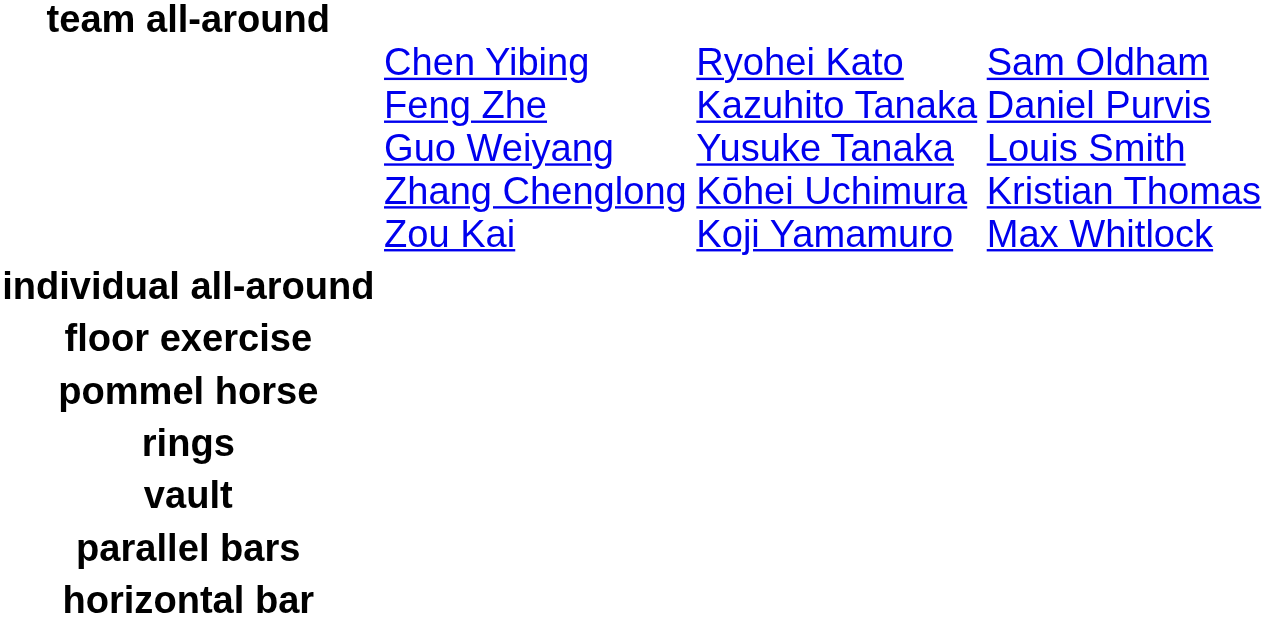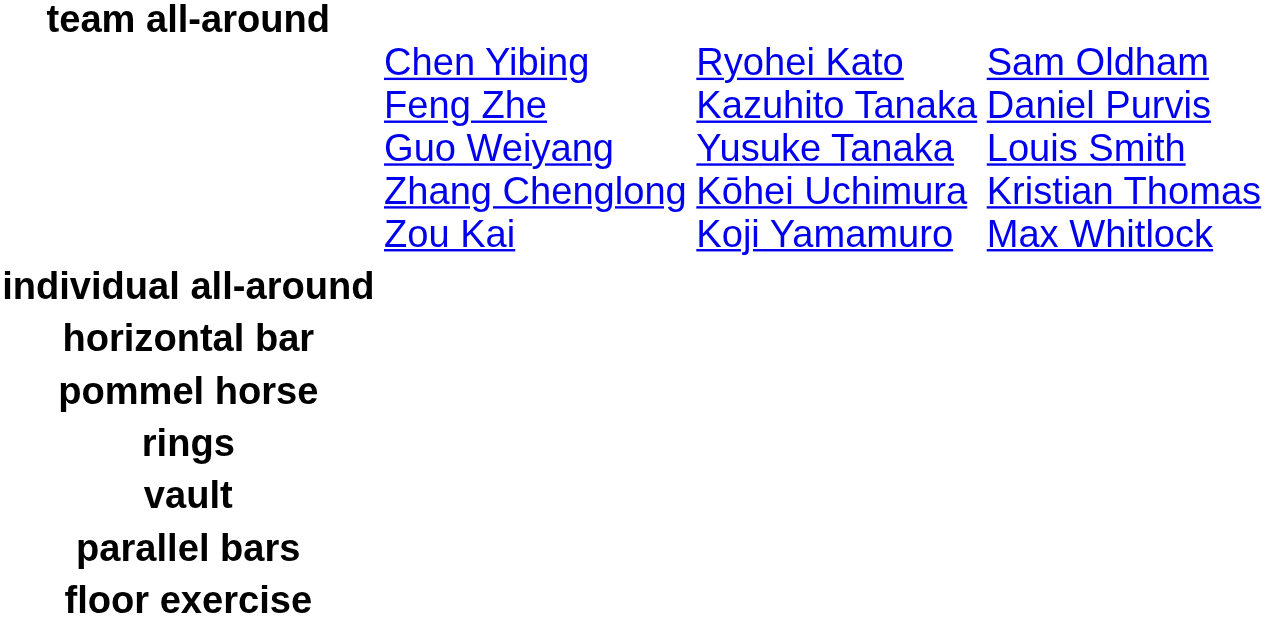rows swapped: (188, 338) <-> (188, 600)
